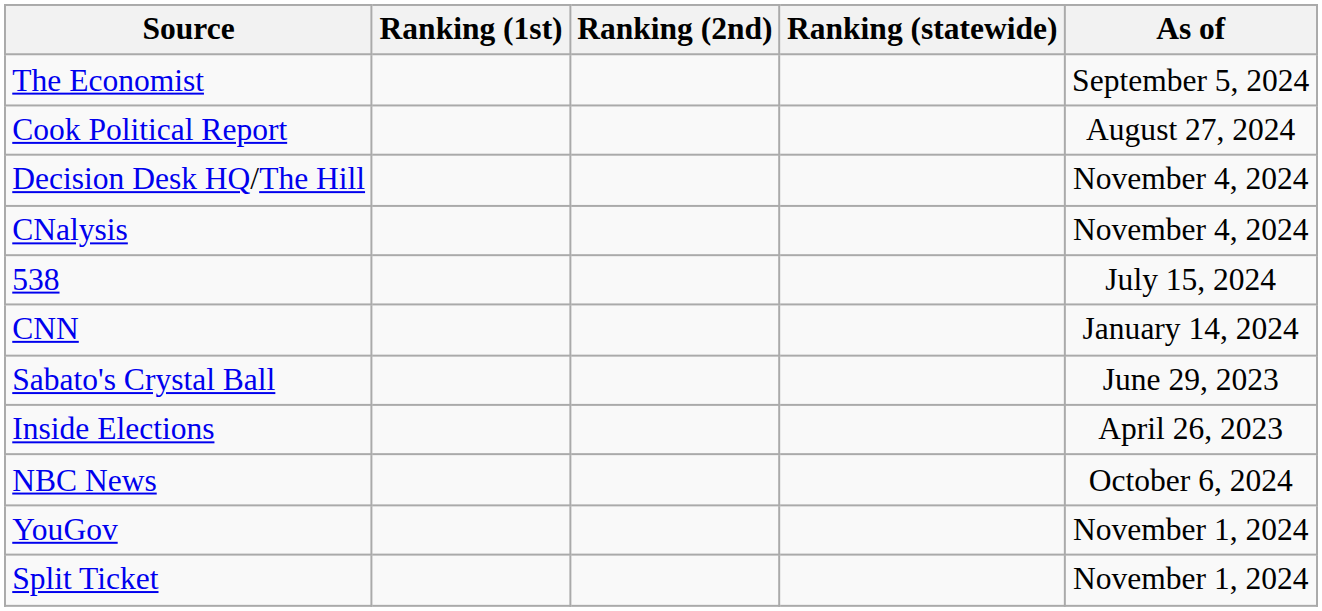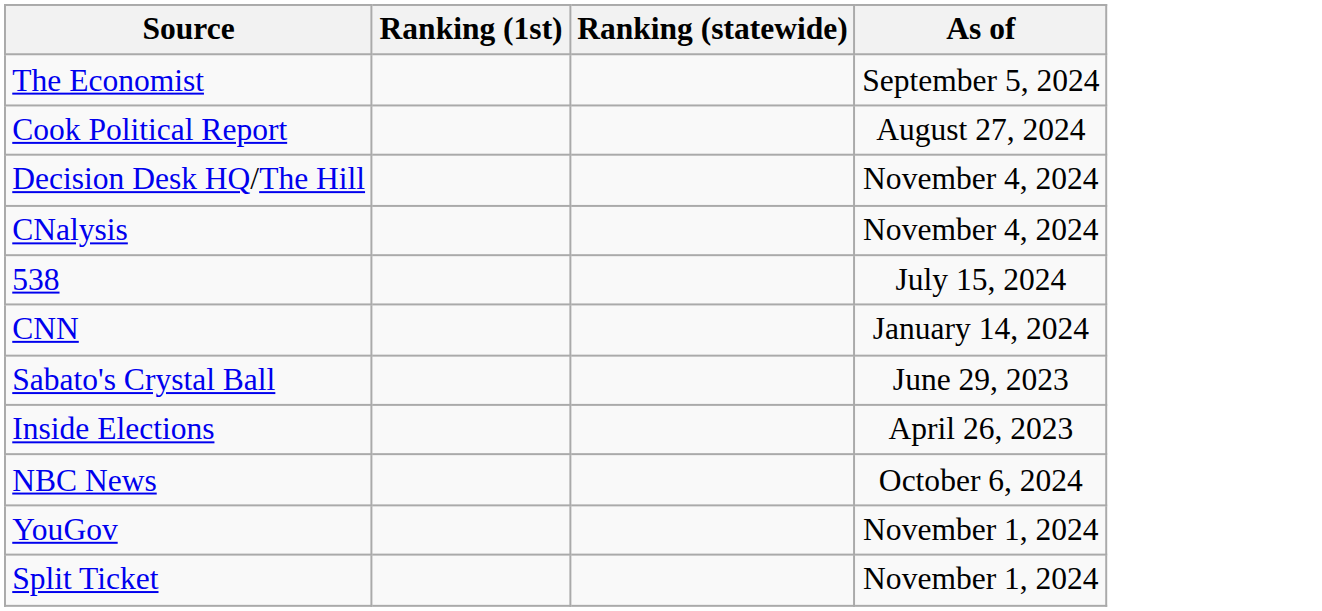- column: (675, 29)
